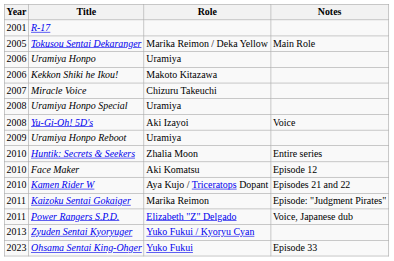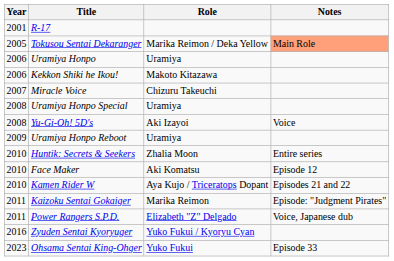(294, 43) no background -> (294, 43) lightsalmon background
(17, 232) 2013 -> (17, 232) 2016
